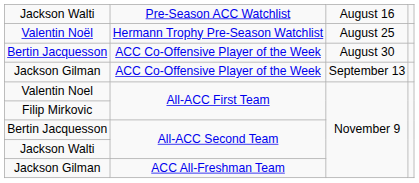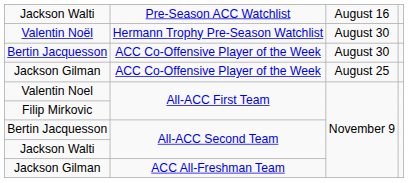(367, 33) August 25 -> (362, 33) August 30
(367, 71) September 13 -> (362, 71) August 25
